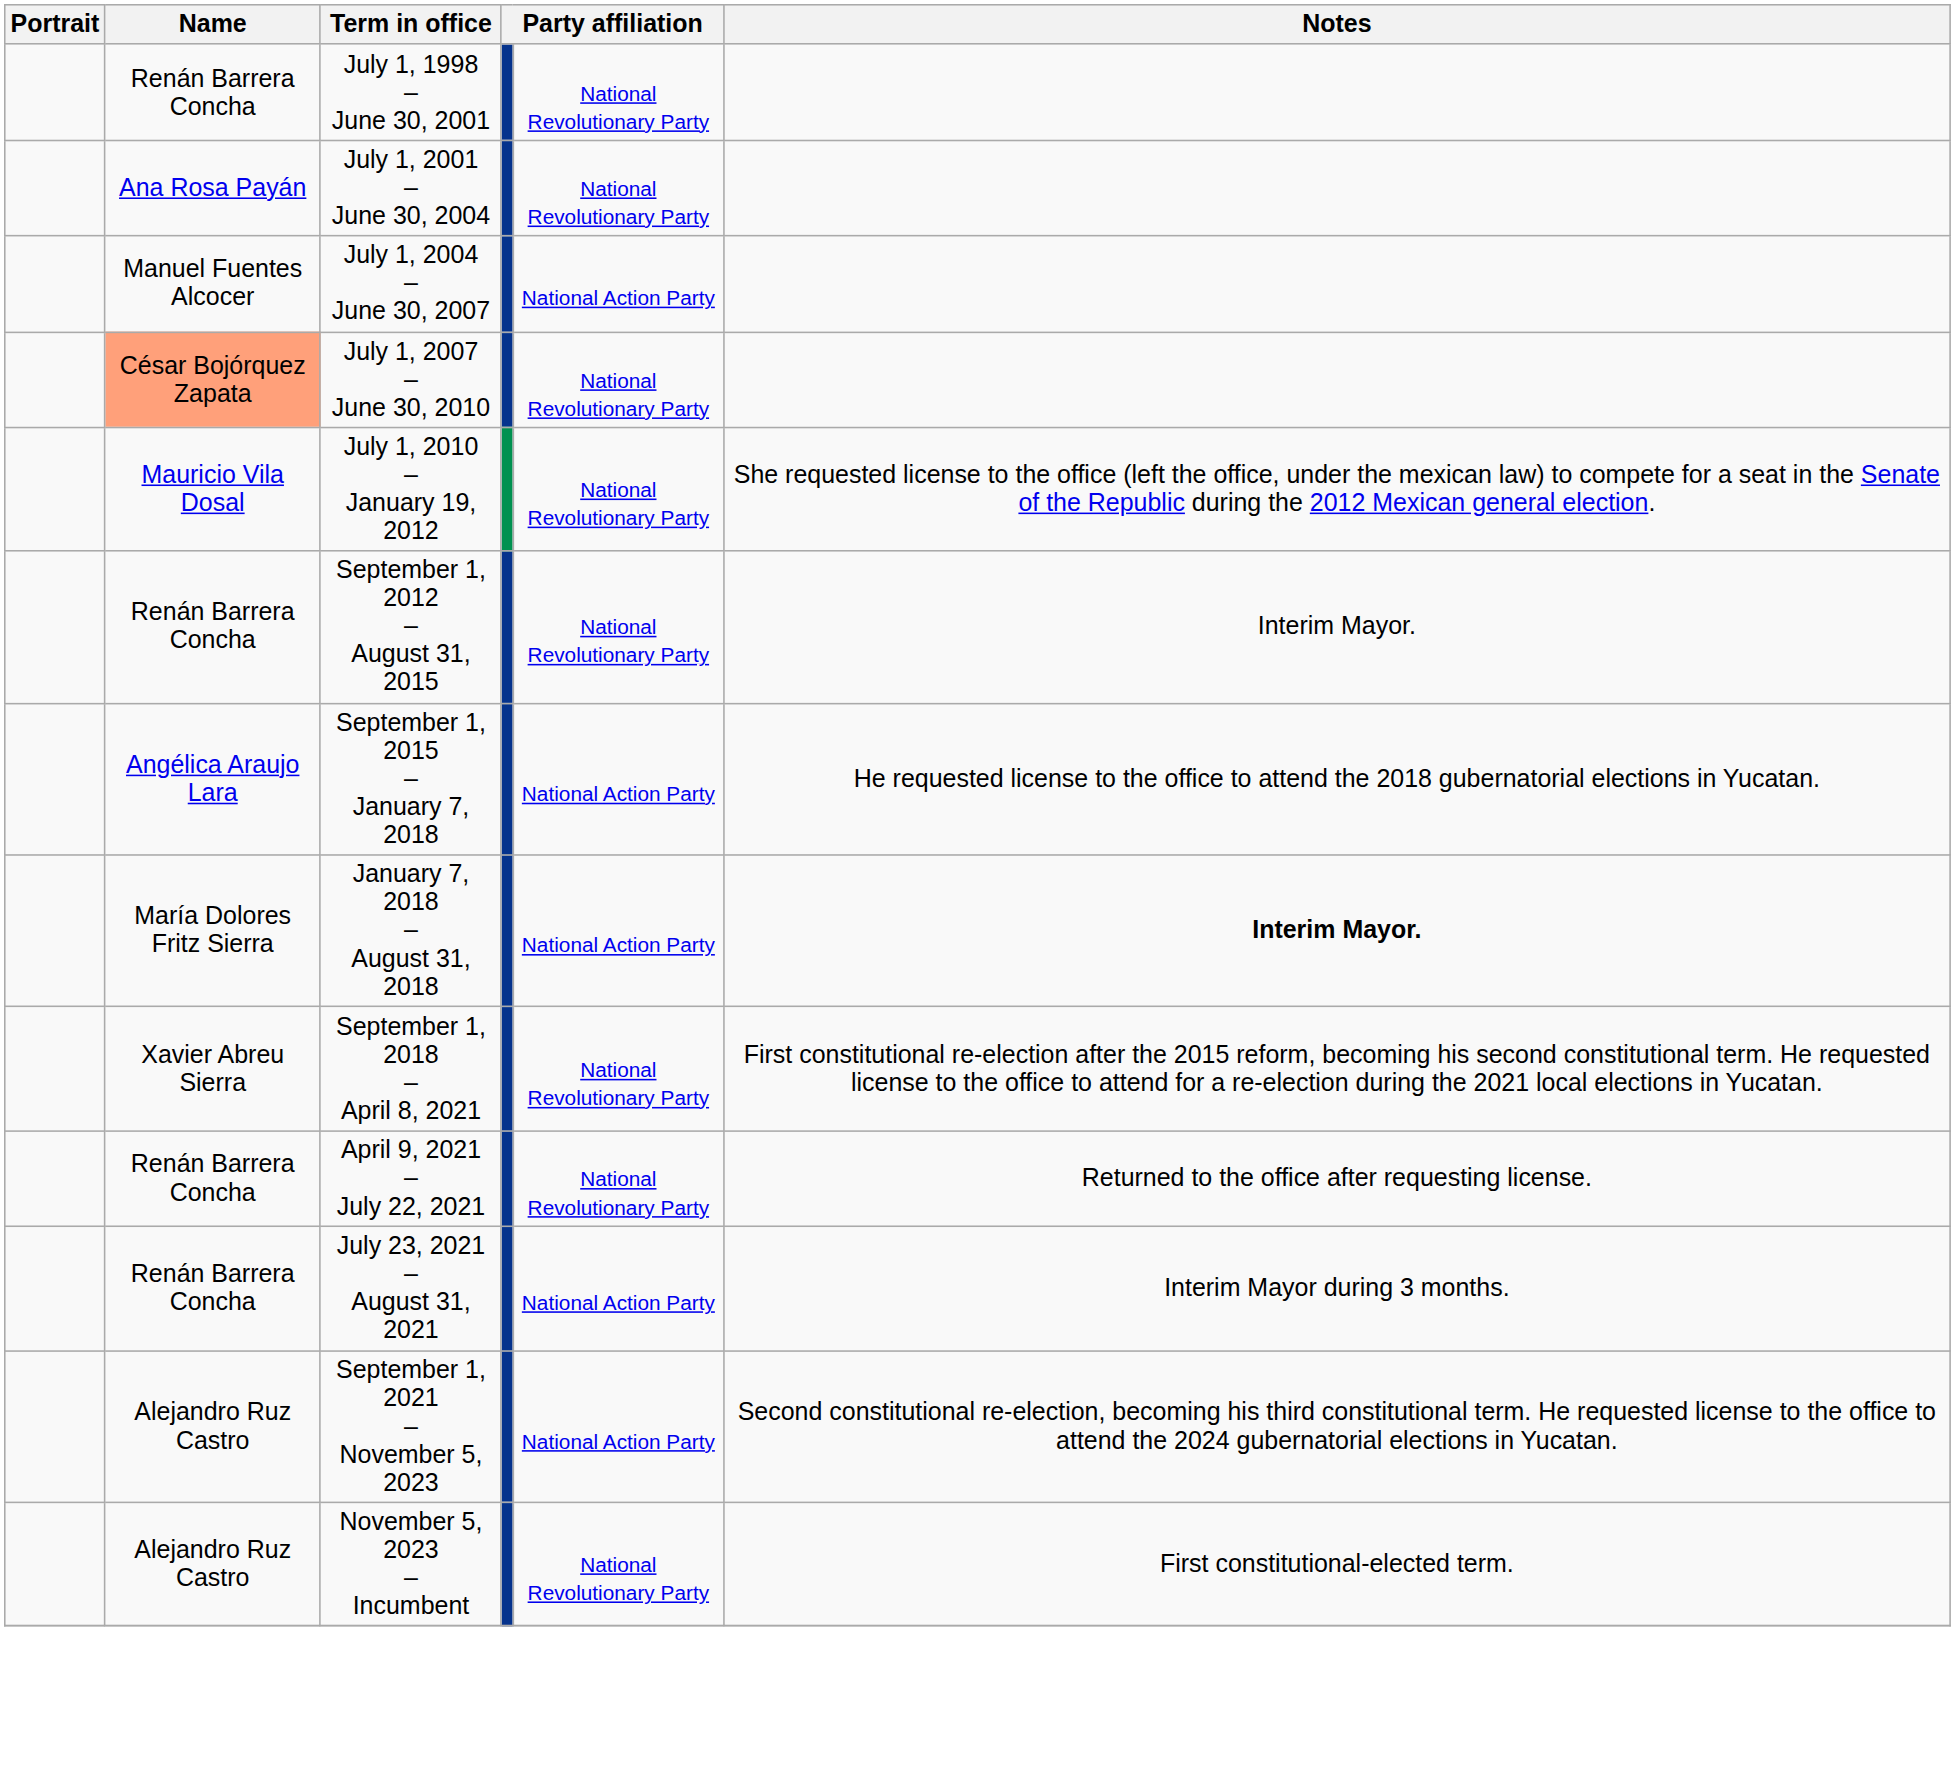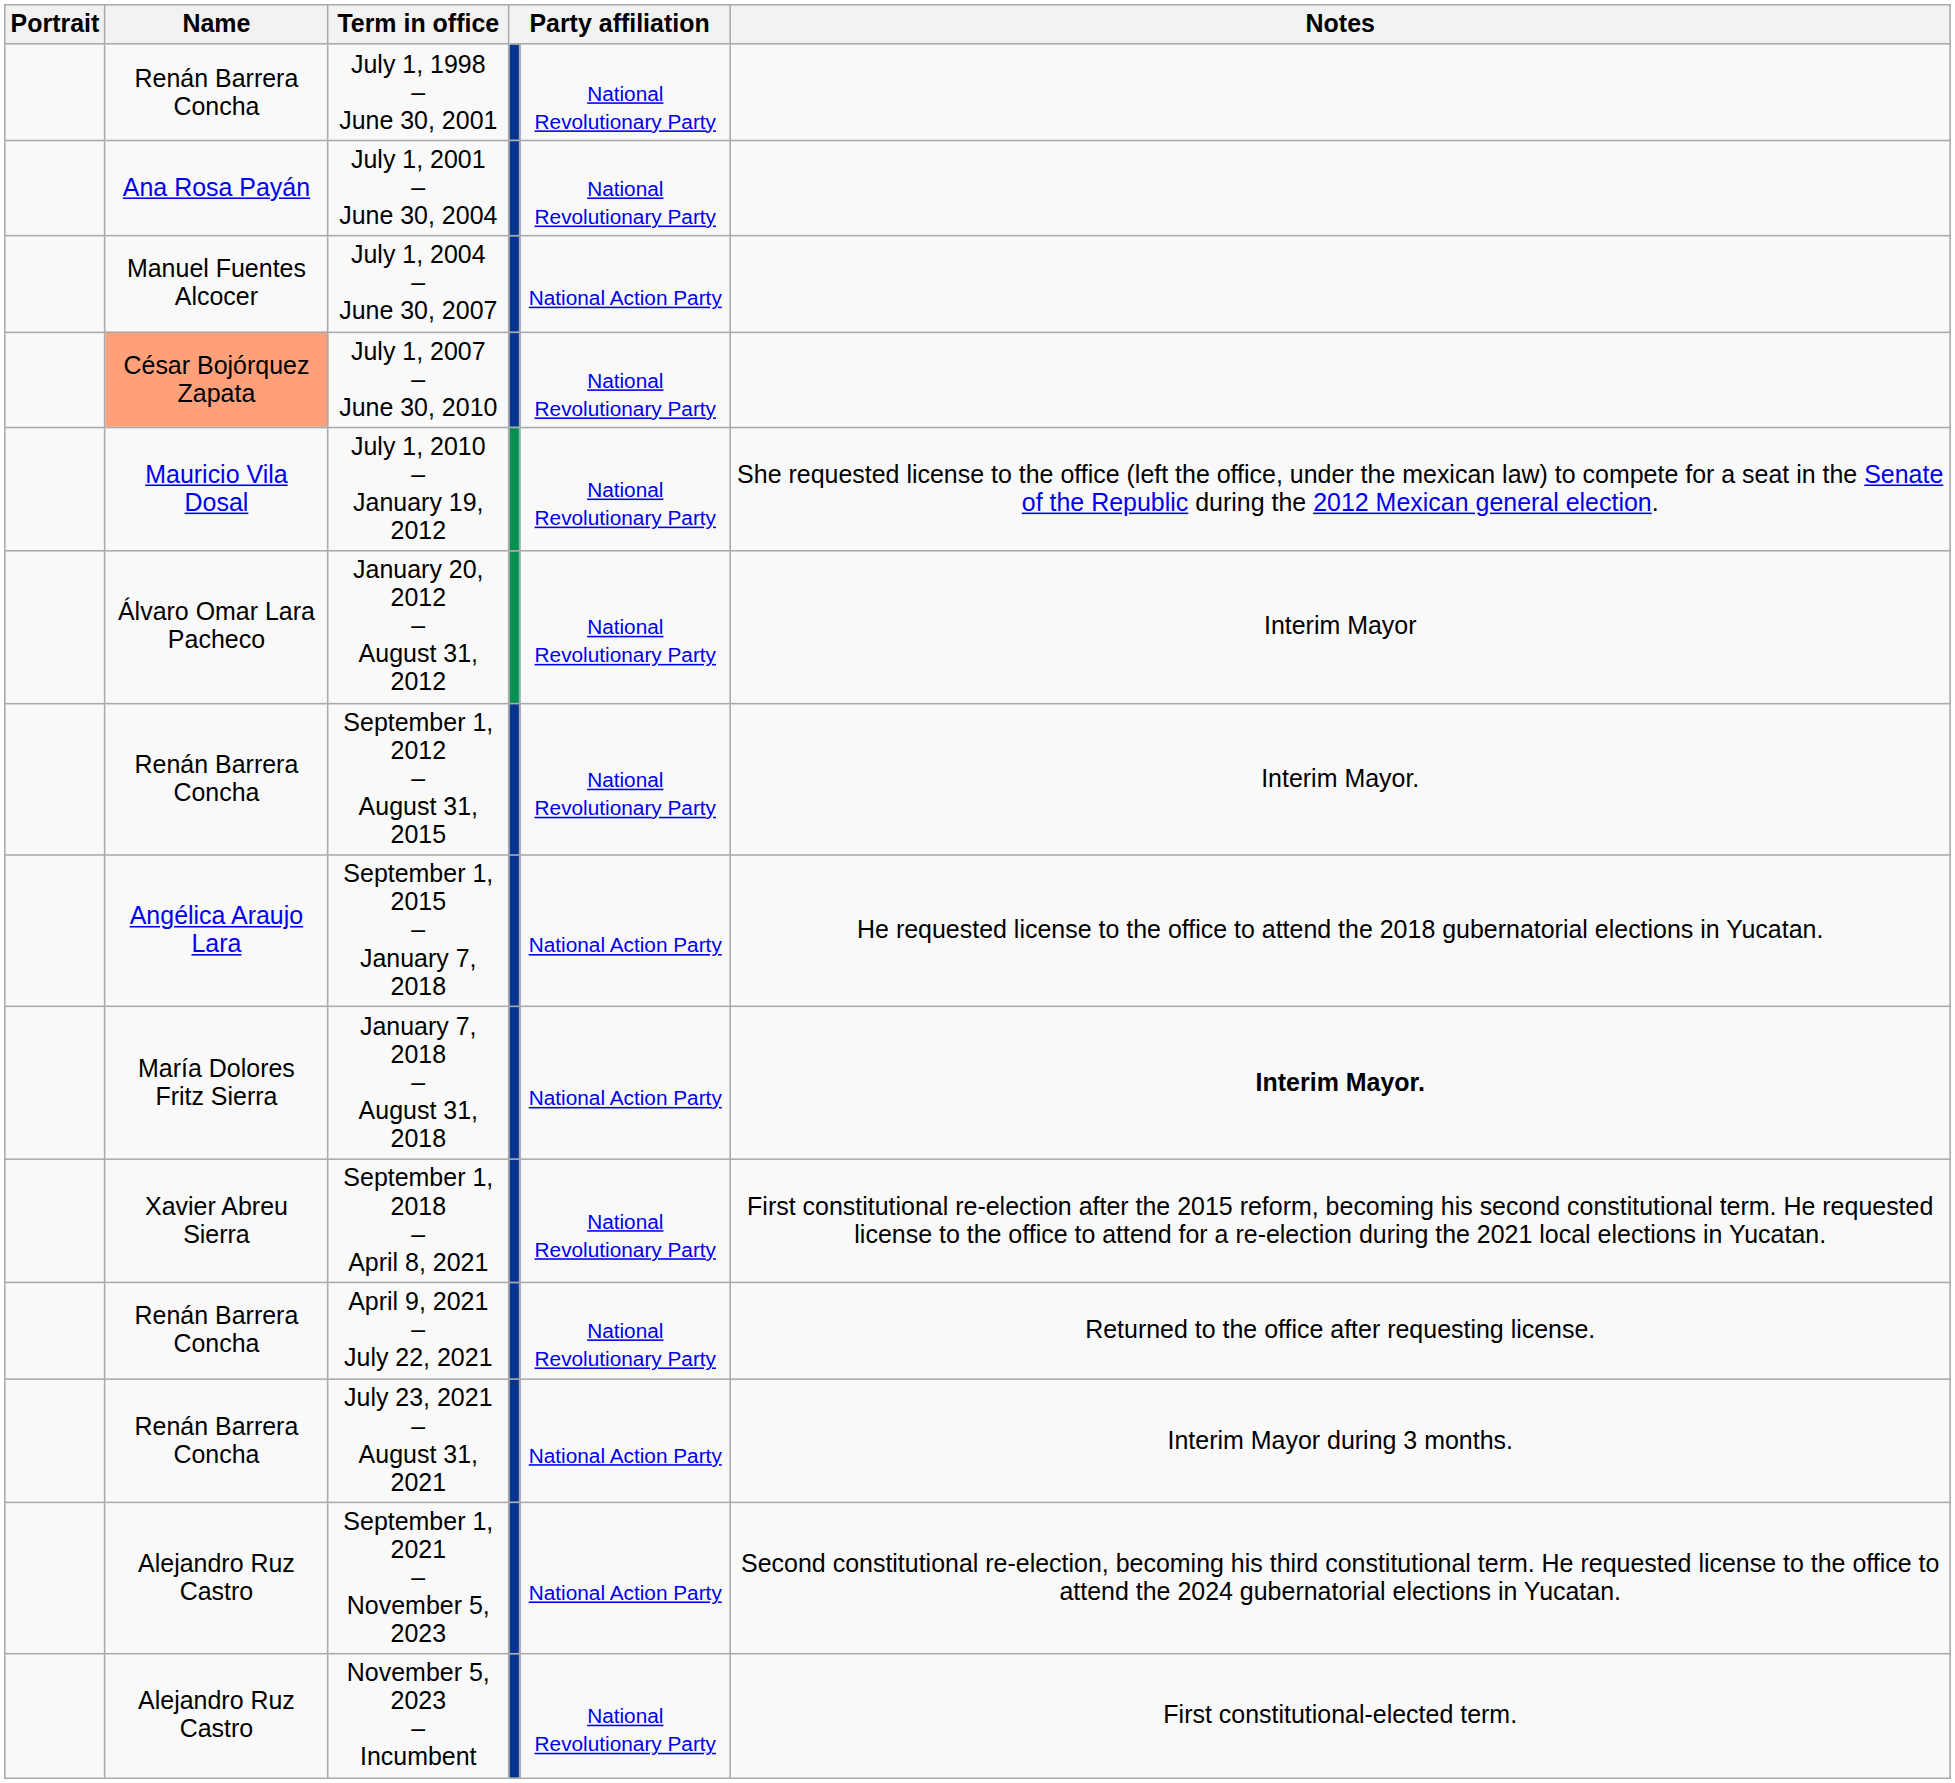+ row: (418, 626)
